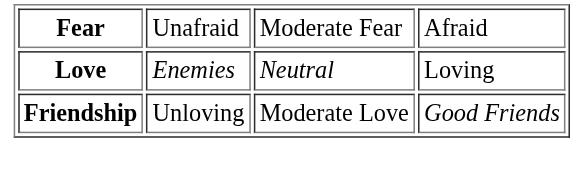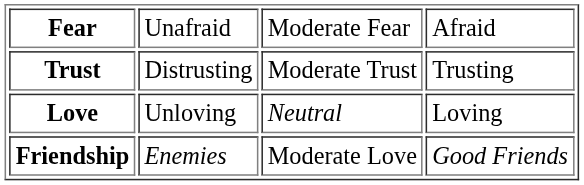+ row: (72, 70)
(194, 70) Enemies -> (190, 113) Unloving
(198, 113) Unloving -> (186, 155) Enemies
